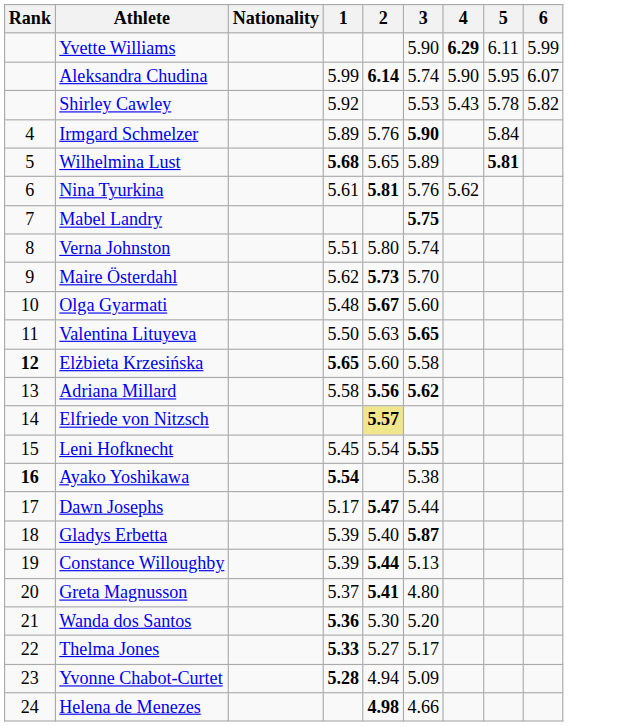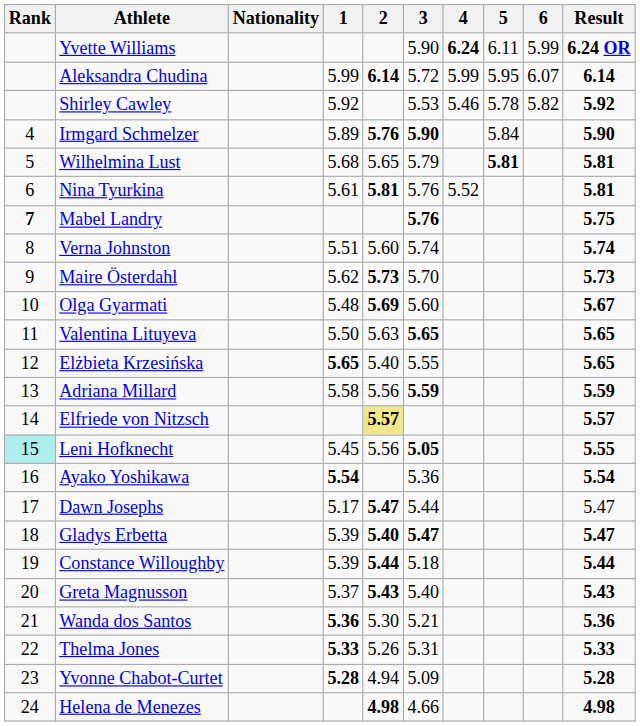+ column: (599, 18)
(463, 47) 6.29 -> (463, 47) 6.24
(423, 76) 5.74 -> (423, 76) 5.72
(463, 76) 5.90 -> (463, 76) 5.99
(463, 104) 5.43 -> (463, 104) 5.46
(383, 133) normal -> (383, 133) bold
(343, 162) bold -> (343, 162) normal
(423, 162) 5.89 -> (423, 162) 5.79
(463, 190) 5.62 -> (463, 190) 5.52
(30, 219) normal -> (30, 219) bold
(423, 219) 5.75 -> (423, 219) 5.76
(383, 248) 5.80 -> (383, 248) 5.60
(383, 305) 5.67 -> (383, 305) 5.69
(30, 362) bold -> (30, 362) normal
(383, 362) 5.60 -> (383, 362) 5.40
(423, 362) 5.58 -> (423, 362) 5.55
(383, 391) bold -> (383, 391) normal
(423, 391) 5.62 -> (423, 391) 5.59
(30, 448) no background -> (30, 448) paleturquoise background
(383, 448) 5.54 -> (383, 448) 5.56
(423, 448) 5.55 -> (423, 448) 5.05
(30, 477) bold -> (30, 477) normal
(423, 477) 5.38 -> (423, 477) 5.36
(383, 534) normal -> (383, 534) bold
(423, 534) 5.87 -> (423, 534) 5.47
(423, 563) 5.13 -> (423, 563) 5.18
(383, 592) 5.41 -> (383, 592) 5.43
(423, 592) 4.80 -> (423, 592) 5.40
(423, 620) 5.20 -> (423, 620) 5.21
(383, 649) 5.27 -> (383, 649) 5.26
(423, 649) 5.17 -> (423, 649) 5.31
